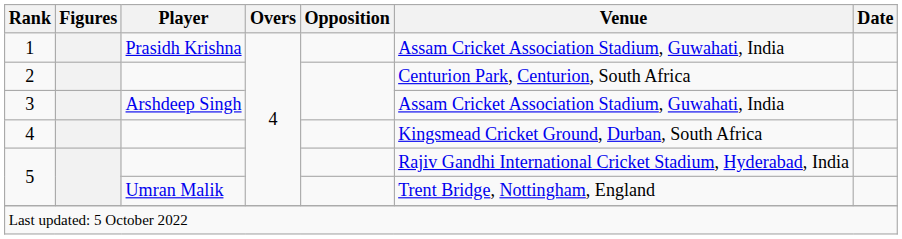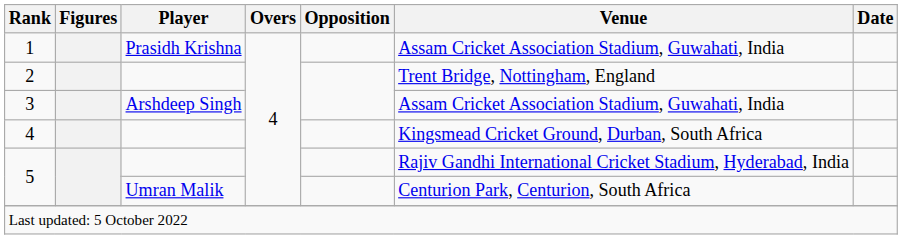(544, 76) Centurion Park, Centurion, South Africa -> (527, 76) Trent Bridge, Nottingham, England
(527, 190) Trent Bridge, Nottingham, England -> (544, 190) Centurion Park, Centurion, South Africa
